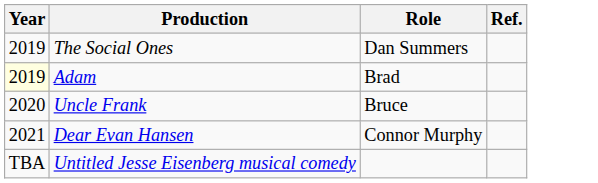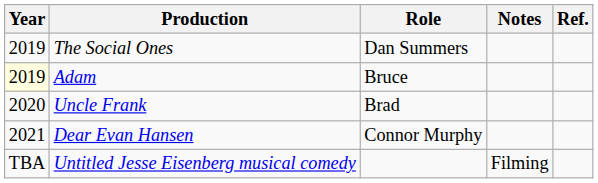+ column: (520, 18)
(382, 76) Brad -> (386, 76) Bruce
(386, 105) Bruce -> (382, 105) Brad
